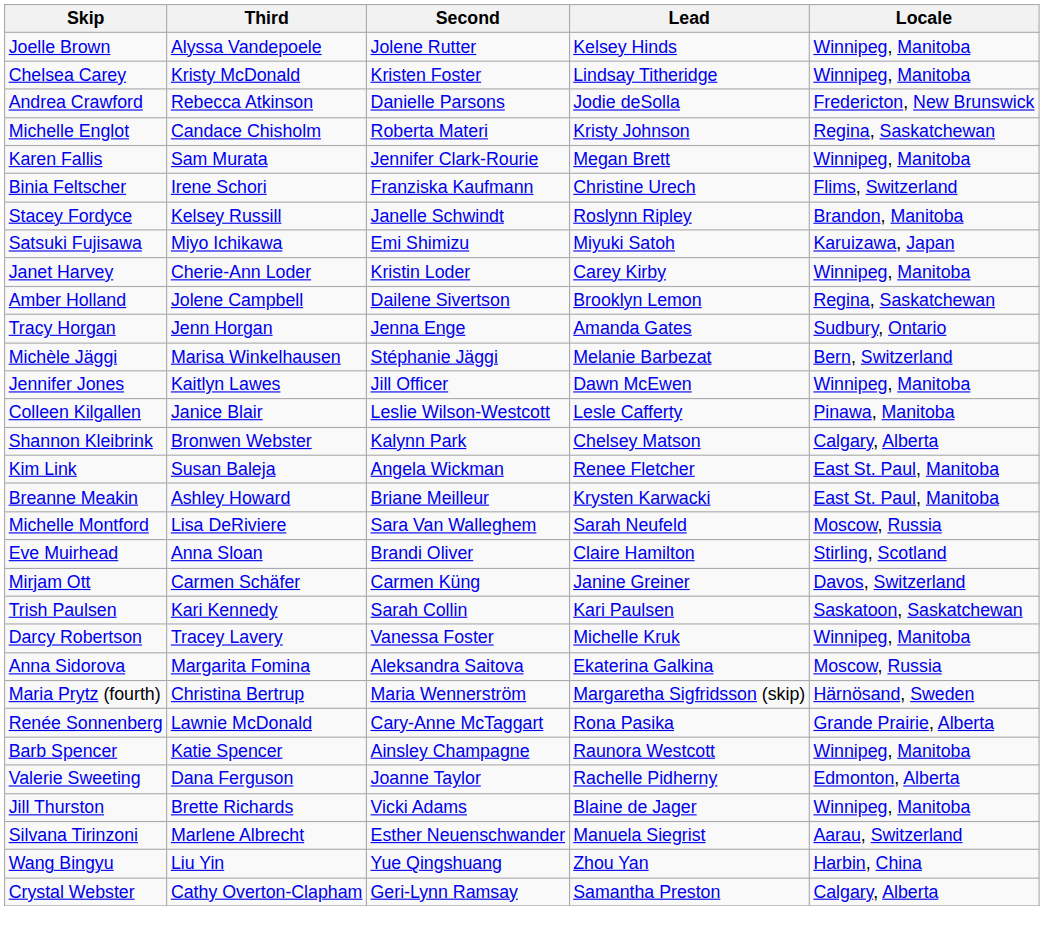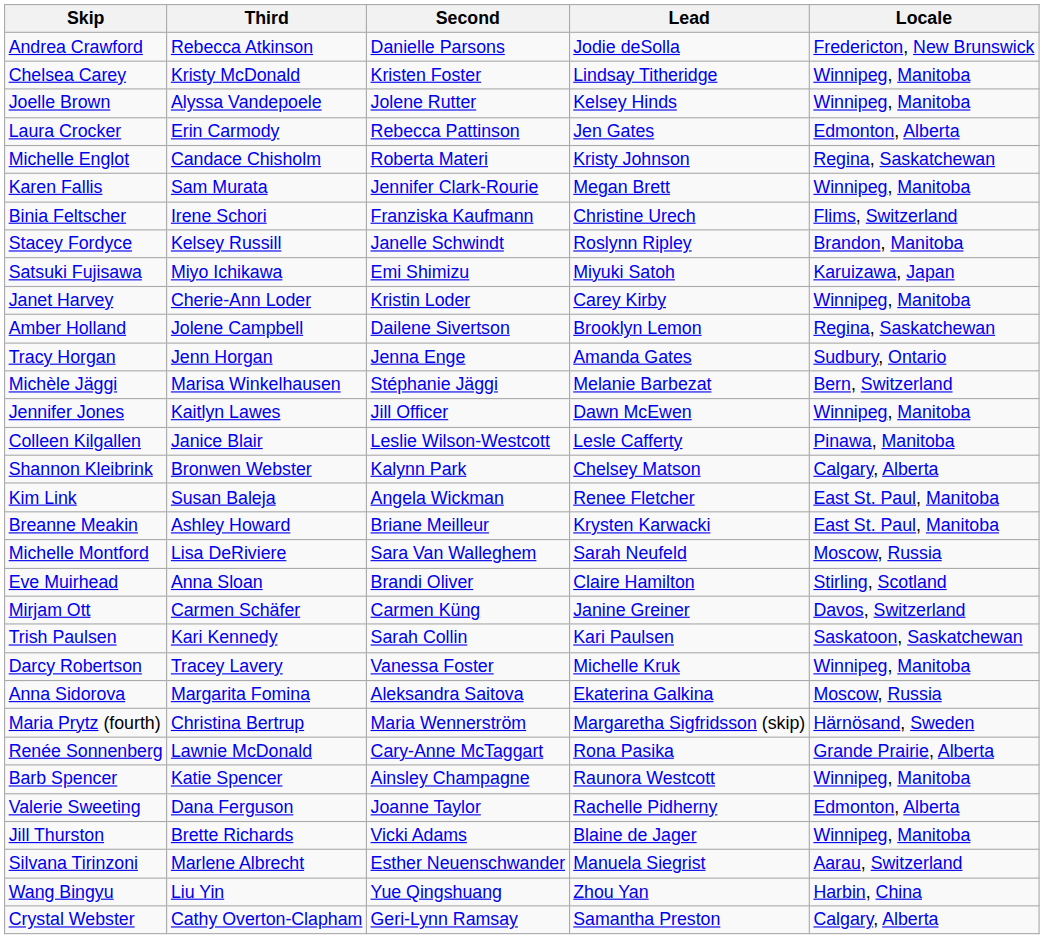rows swapped: (59, 46) <-> (76, 103)
+ row: (65, 131)
